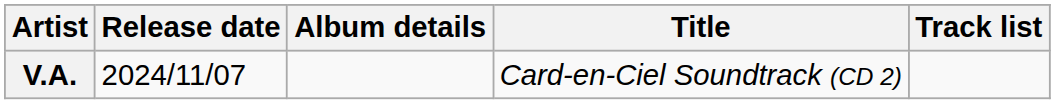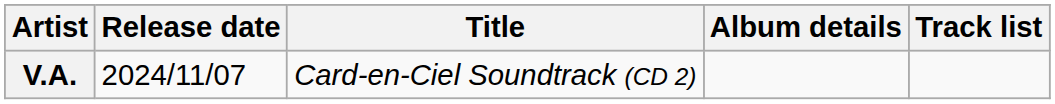columns swapped: (701, 27) <-> (390, 27)
